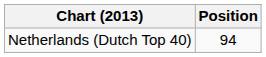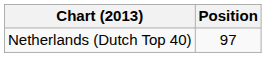(228, 40) 94 -> (228, 40) 97
